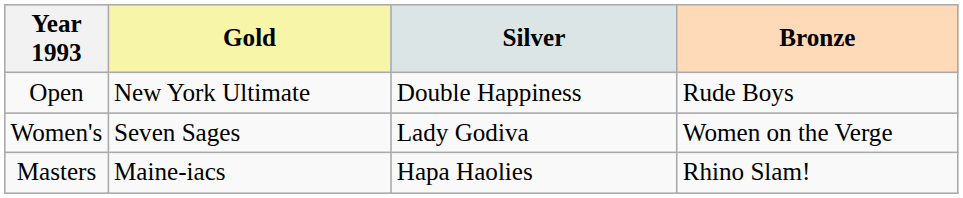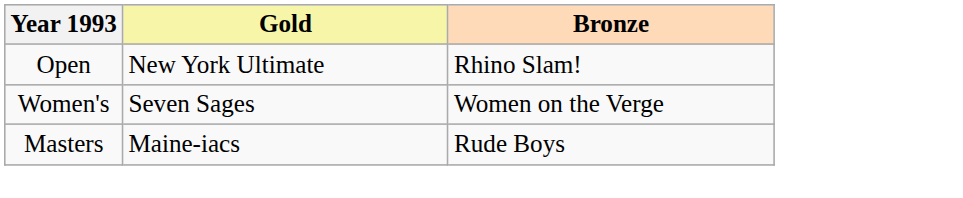- column: (534, 38)
(738, 92) Rude Boys -> (518, 64) Rhino Slam!
(747, 172) Rhino Slam! -> (510, 143) Rude Boys
